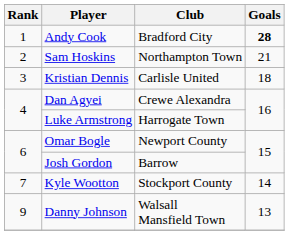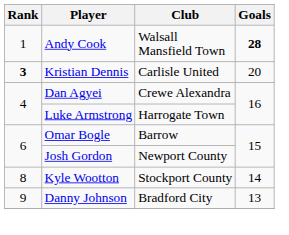(175, 36) Bradford City -> (182, 43) Walsall Mansfield Town
- row: (80, 57)
(23, 78) normal -> (23, 72) bold
(264, 78) 18 -> (255, 72) 20
(183, 141) Newport County -> (158, 135) Barrow
(158, 162) Barrow -> (183, 156) Newport County
(23, 183) 7 -> (23, 177) 8
(182, 212) Walsall Mansfield Town -> (175, 198) Bradford City
